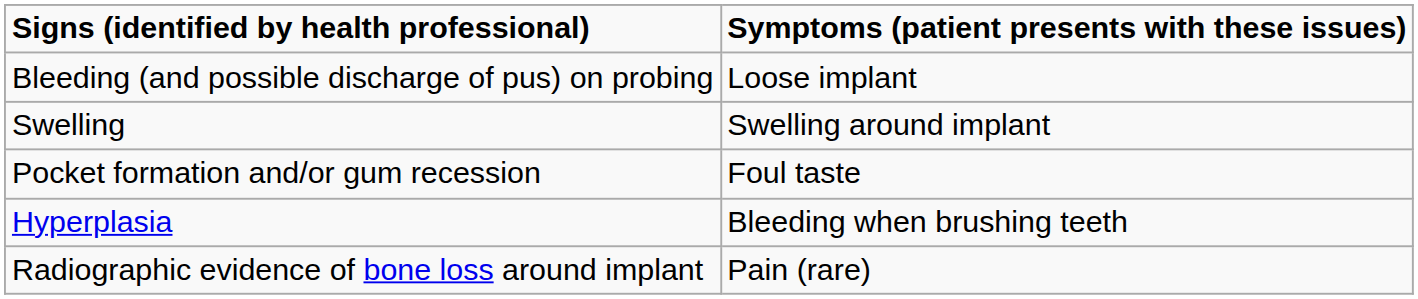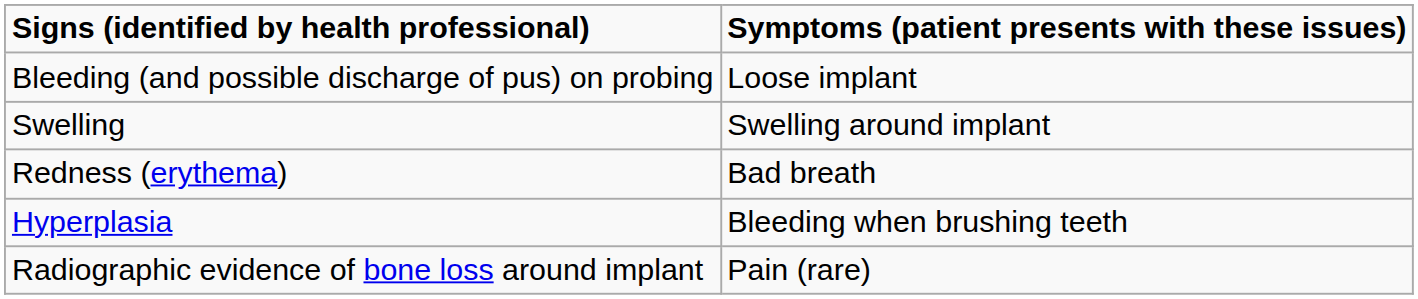- row: (276, 173)
+ row: (150, 173)
